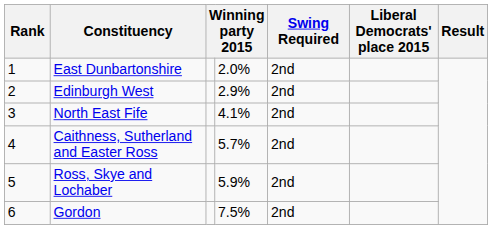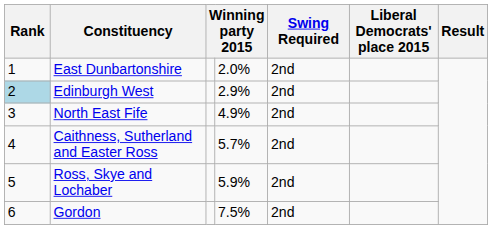(12, 92) no background -> (12, 92) lightblue background
(234, 114) 4.1% -> (234, 114) 4.9%
